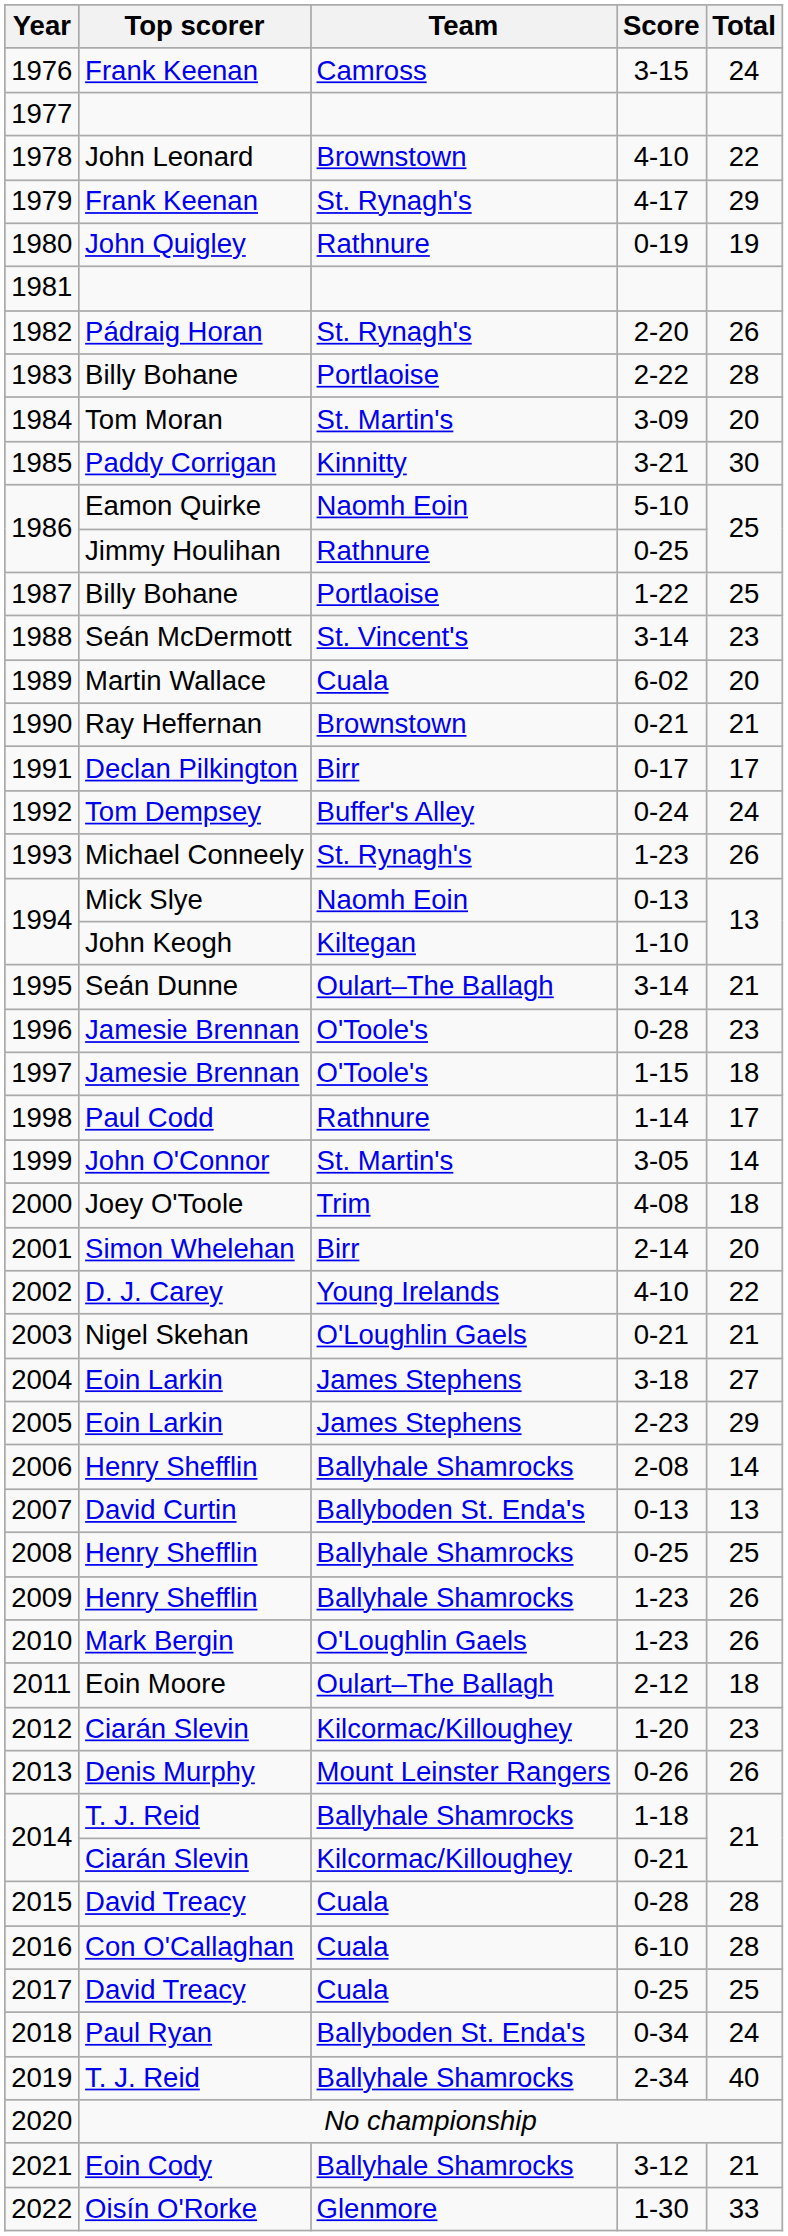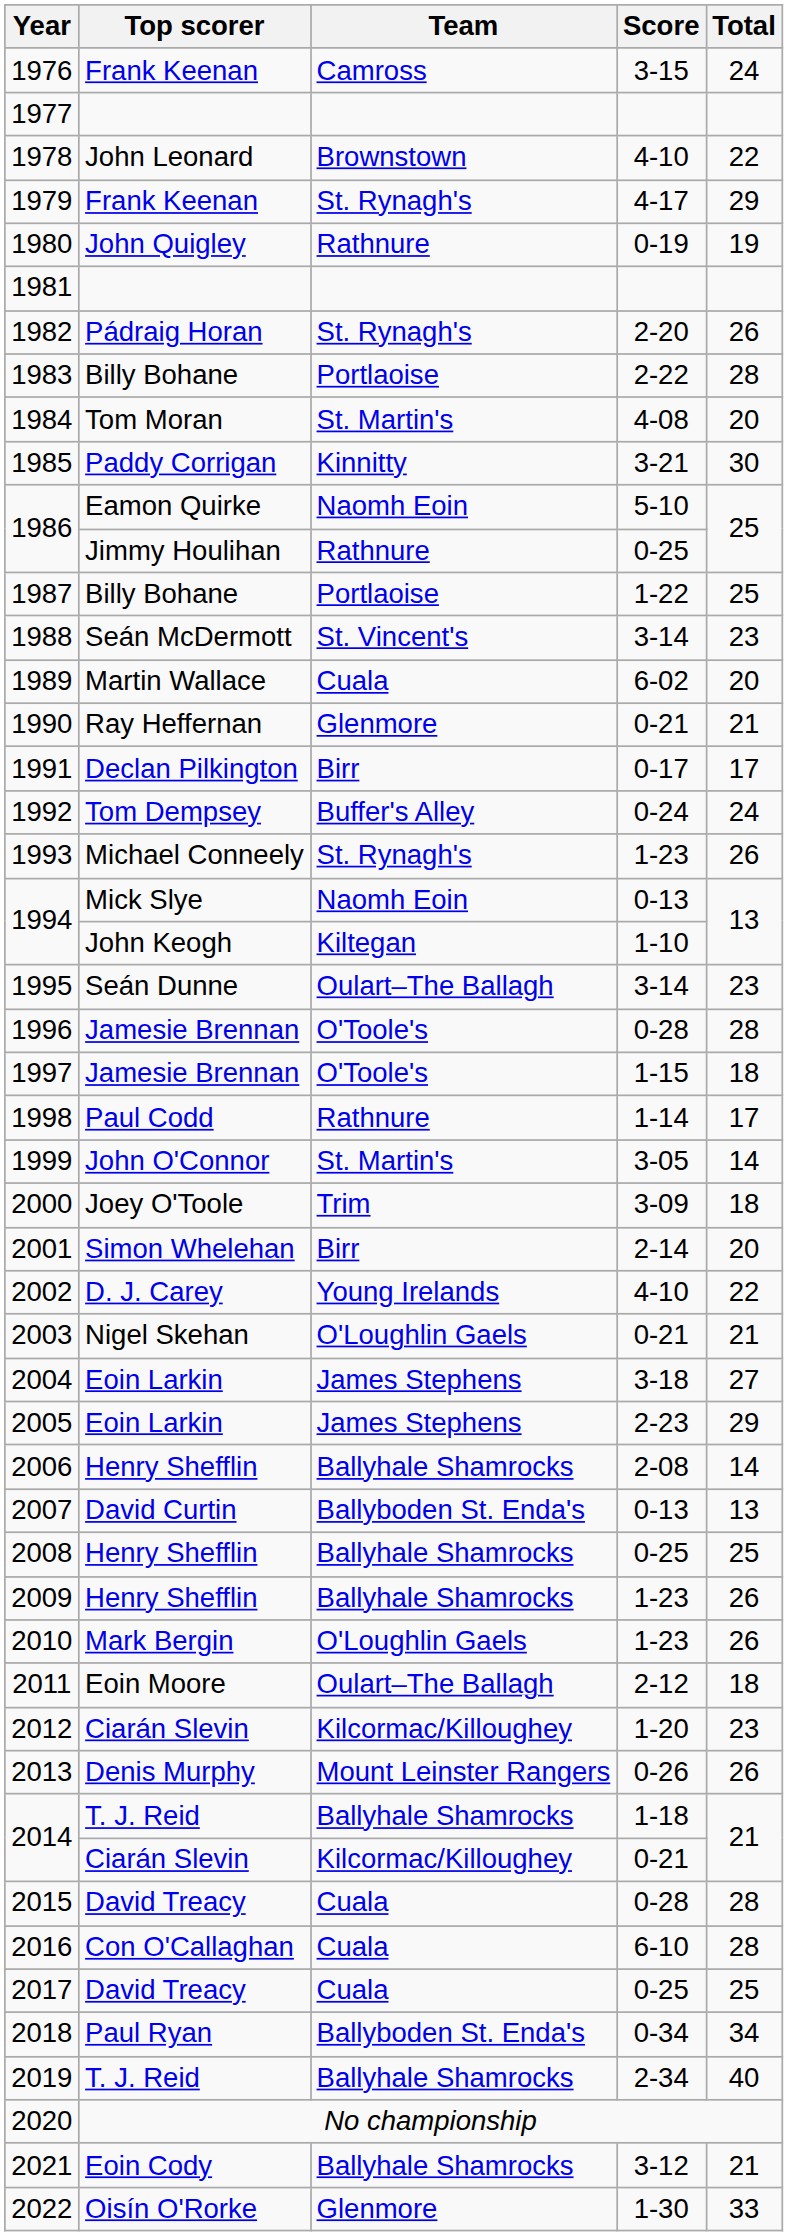(661, 419) 3-09 -> (661, 419) 4-08
(392, 724) Brownstown -> (377, 724) Glenmore
(744, 986) 21 -> (744, 986) 23
(744, 1030) 23 -> (744, 1030) 28
(661, 1204) 4-08 -> (661, 1204) 3-09
(744, 2033) 24 -> (744, 2033) 34
